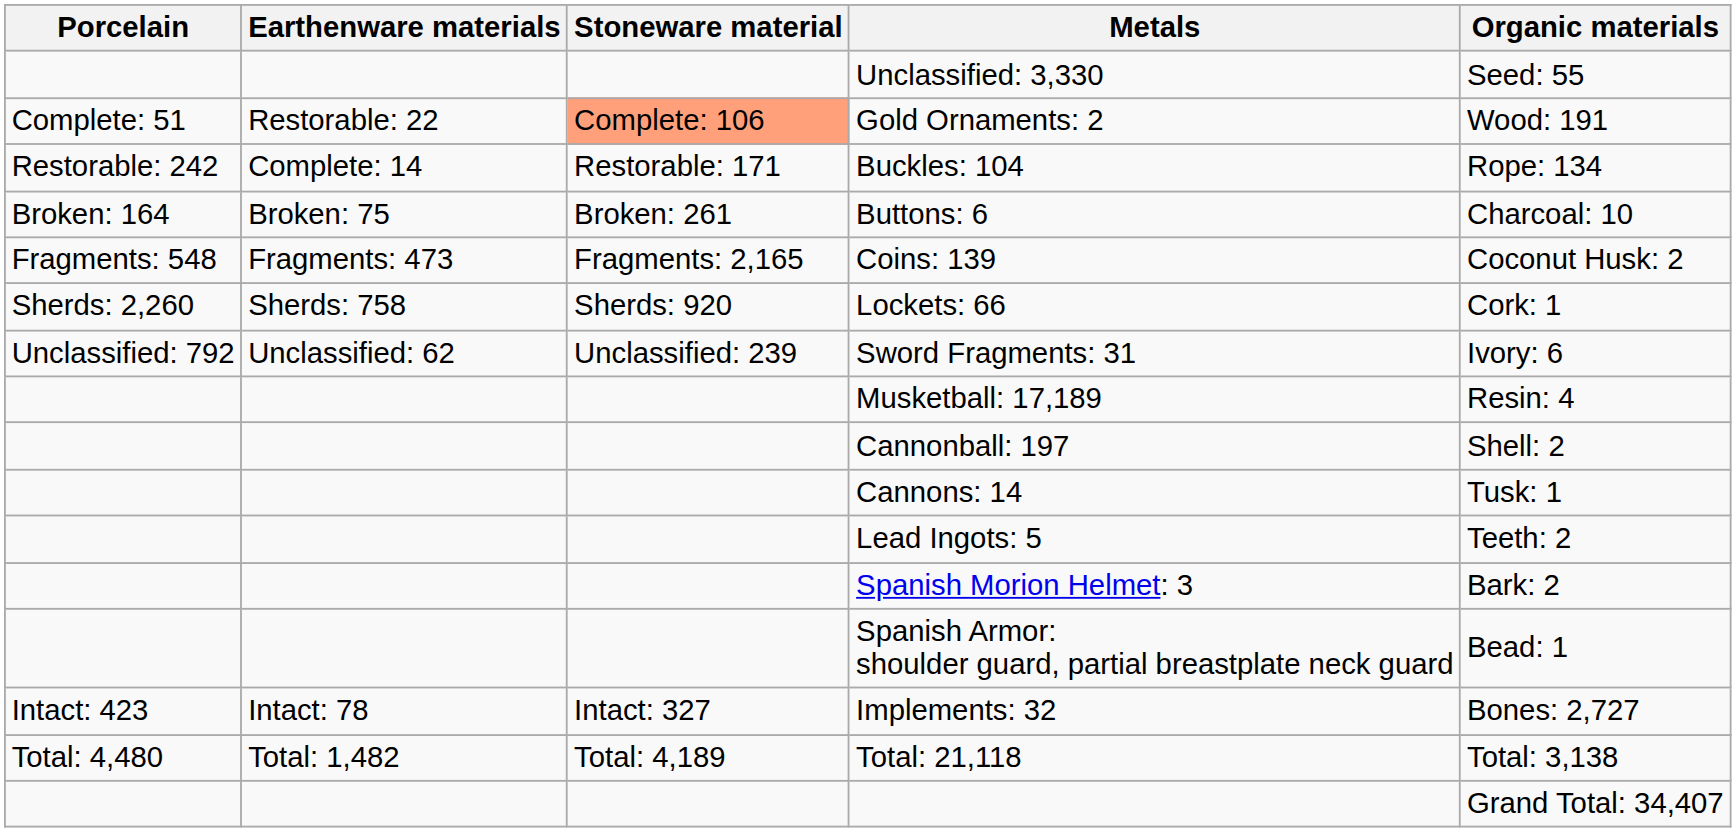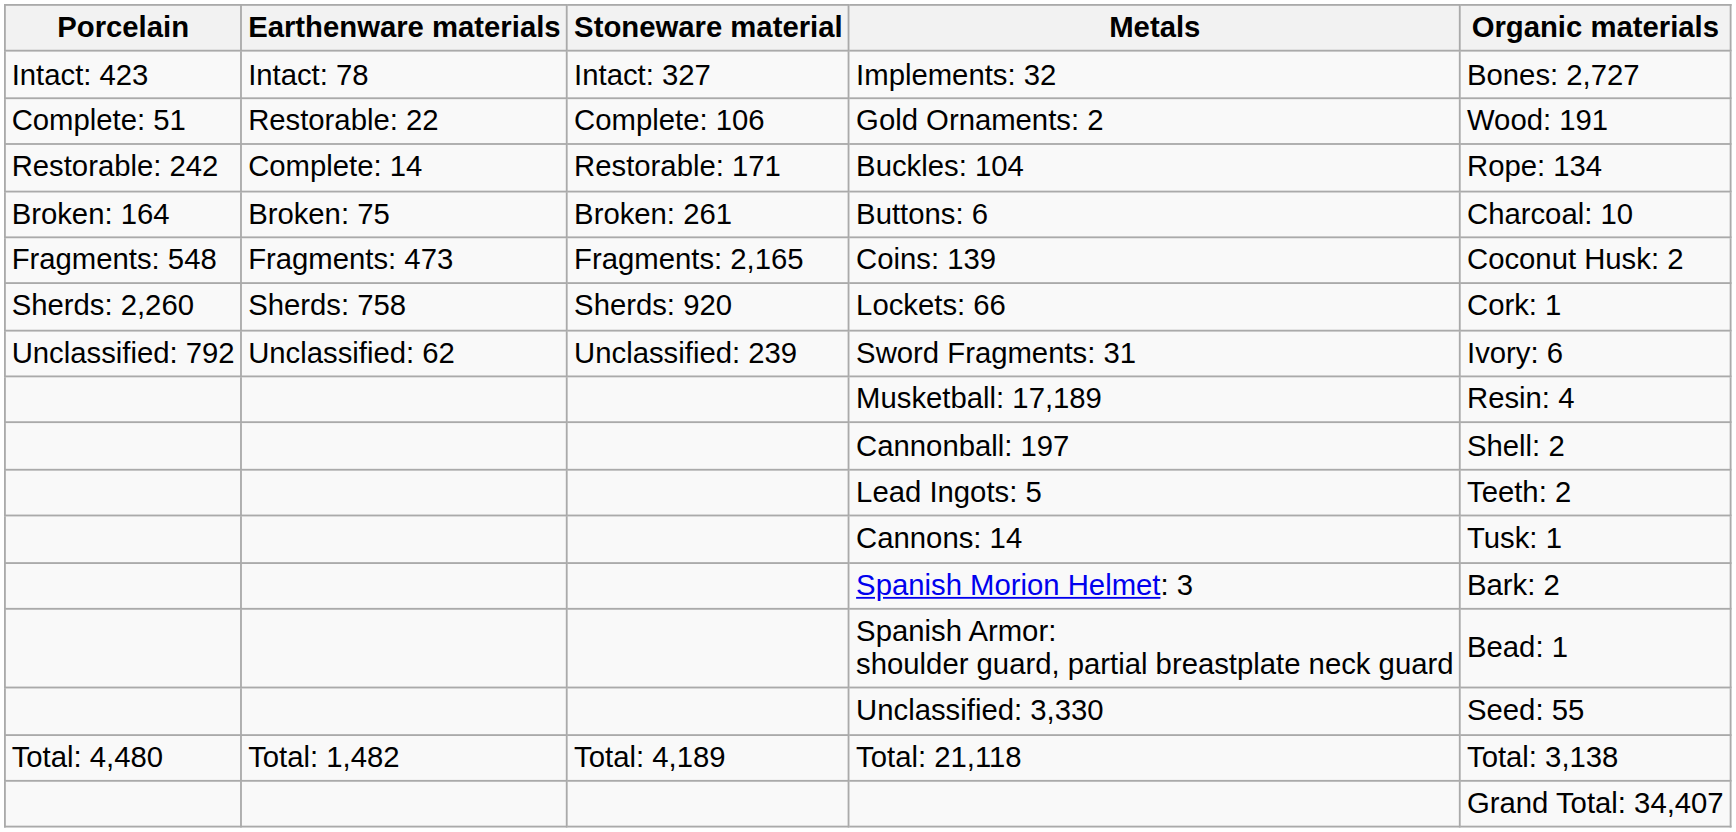rows swapped: (956, 710) <-> (980, 74)
(669, 120) lightsalmon background -> (669, 120) no background
rows swapped: (949, 538) <-> (939, 492)
